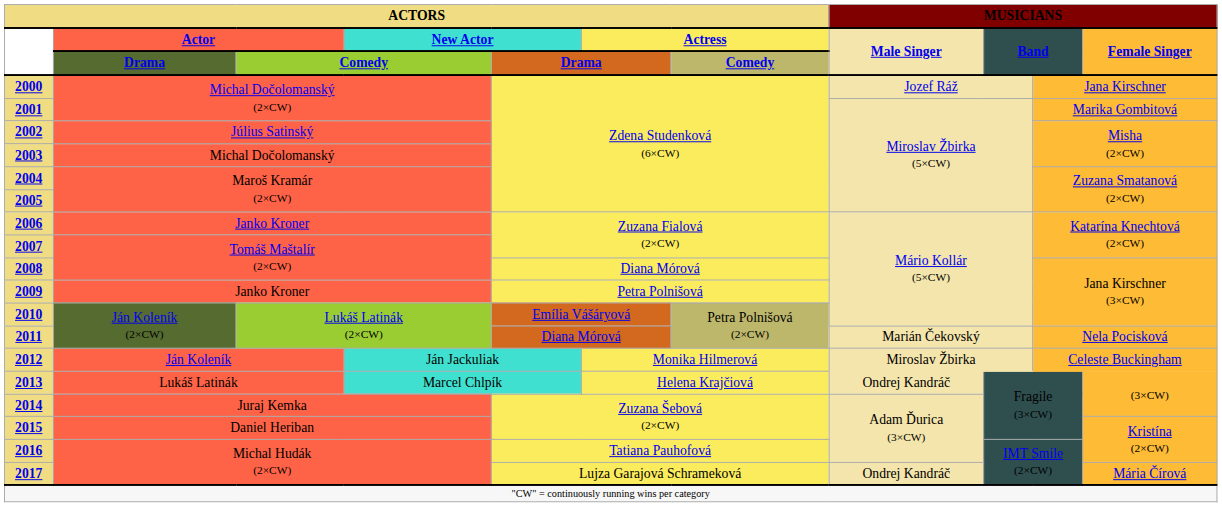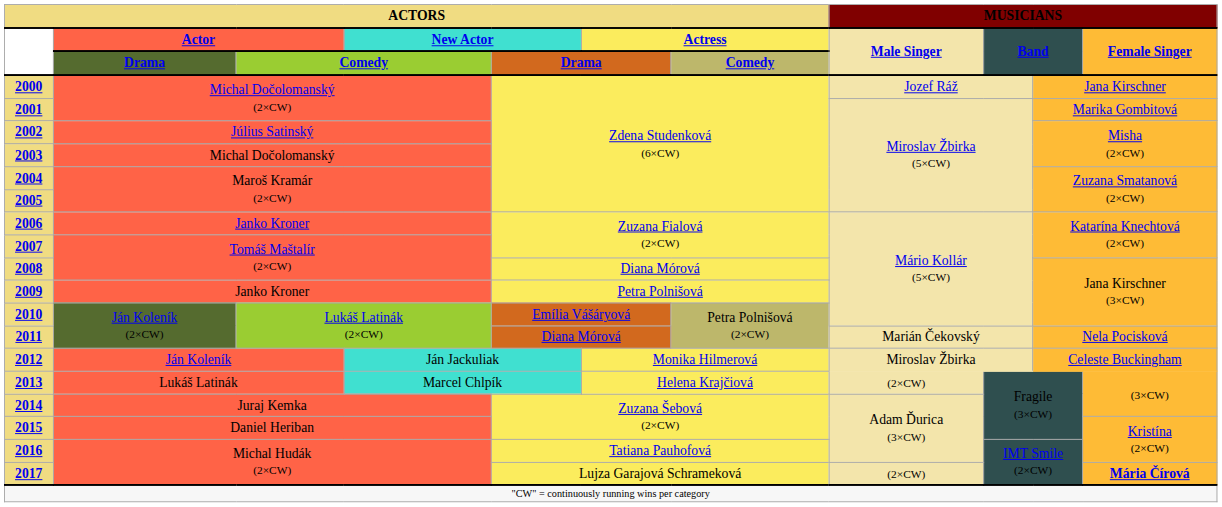(906, 382) Ondrej Kandráč -> (906, 383) (2×CW)
(906, 473) Ondrej Kandráč -> (906, 474) (2×CW)
(1150, 473) normal -> (1150, 473) bold
